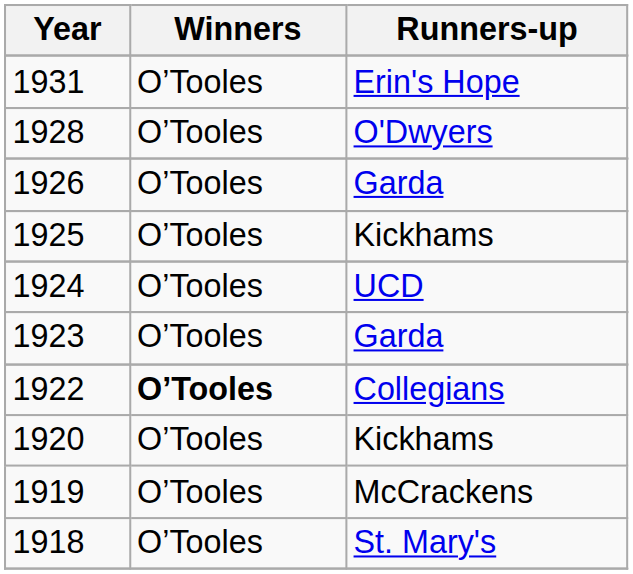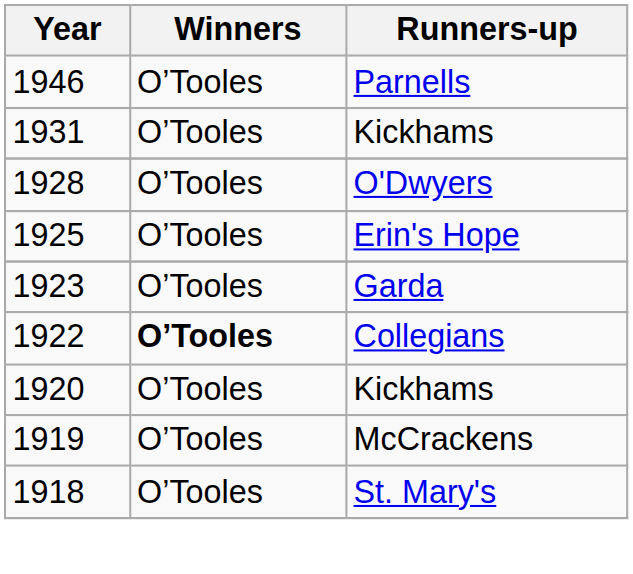+ row: (48, 81)
(437, 81) Erin's Hope -> (424, 132) Kickhams
- row: (48, 183)
(424, 235) Kickhams -> (437, 235) Erin's Hope
- row: (48, 286)
